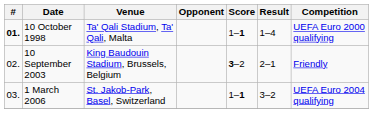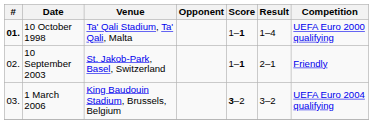(126, 64) King Baudouin Stadium, Brussels, Belgium -> (126, 64) St. Jakob-Park, Basel, Switzerland
(236, 64) 3–2 -> (236, 64) 1–1
(126, 95) St. Jakob-Park, Basel, Switzerland -> (126, 100) King Baudouin Stadium, Brussels, Belgium
(236, 95) 1–1 -> (236, 100) 3–2
